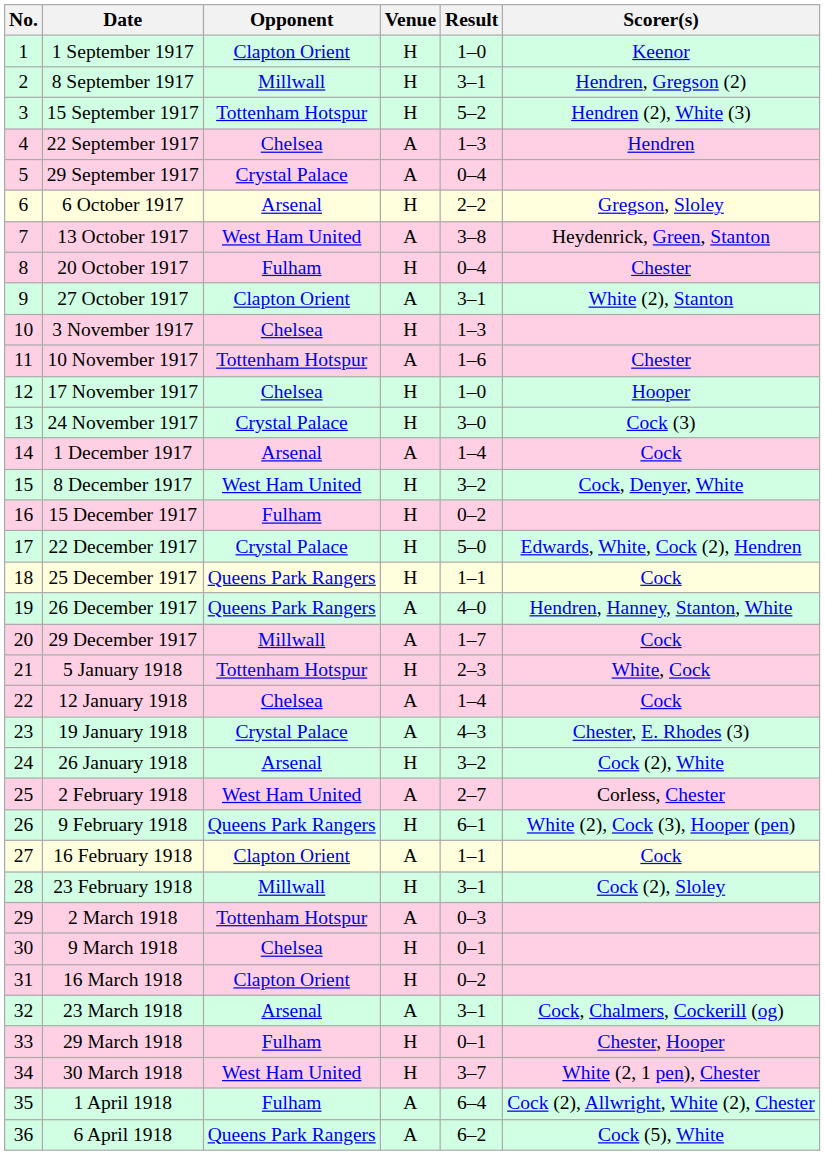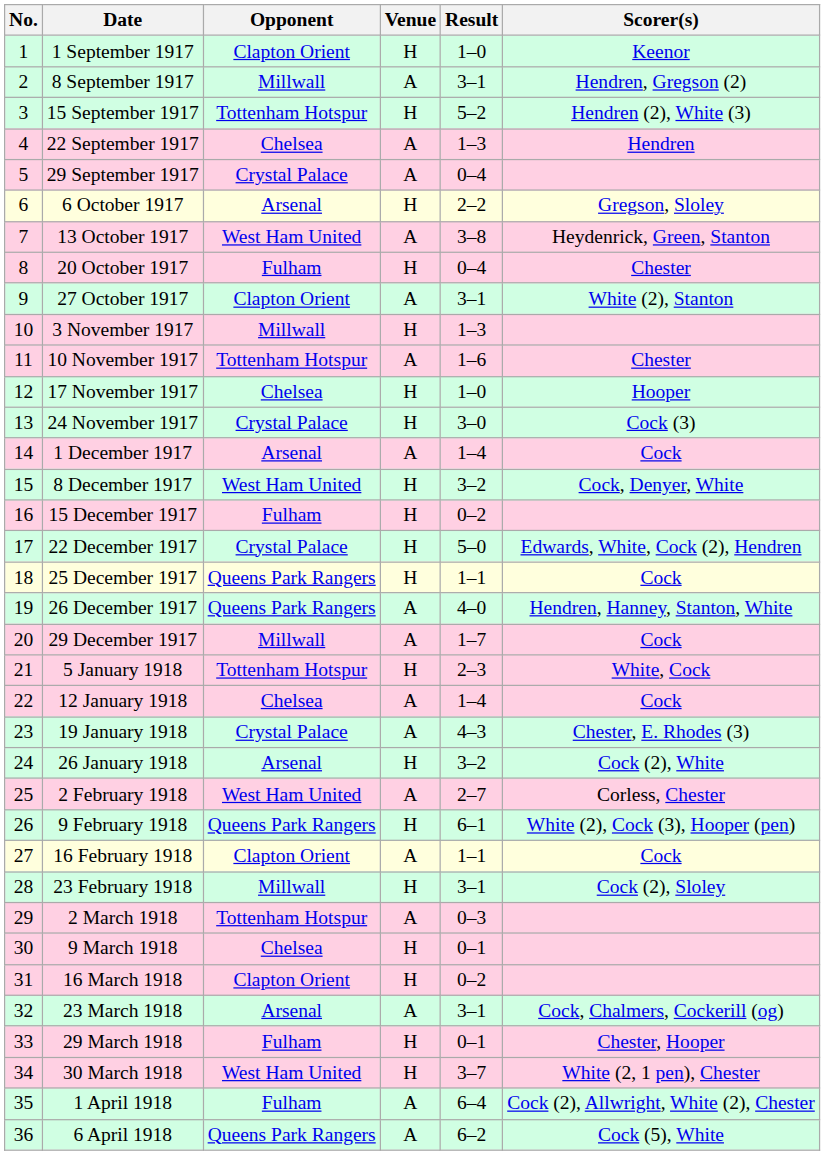(410, 81) H -> (410, 81) A
(292, 329) Chelsea -> (292, 329) Millwall
